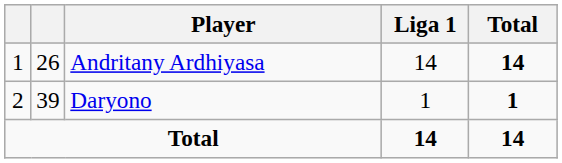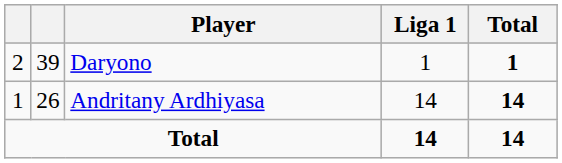rows swapped: (167, 62) <-> (111, 100)
